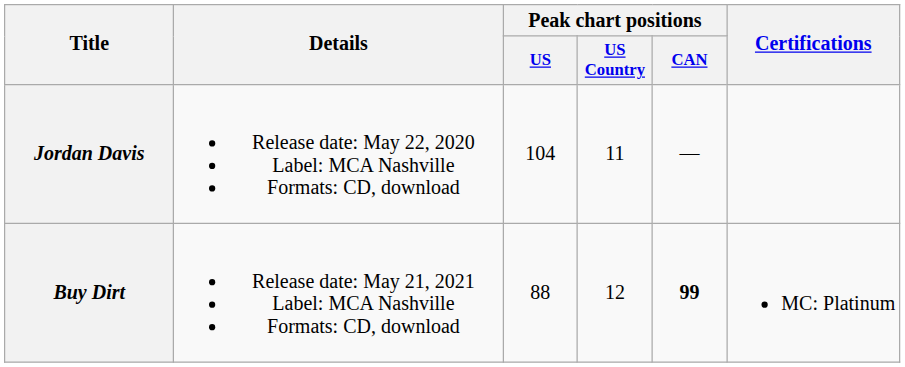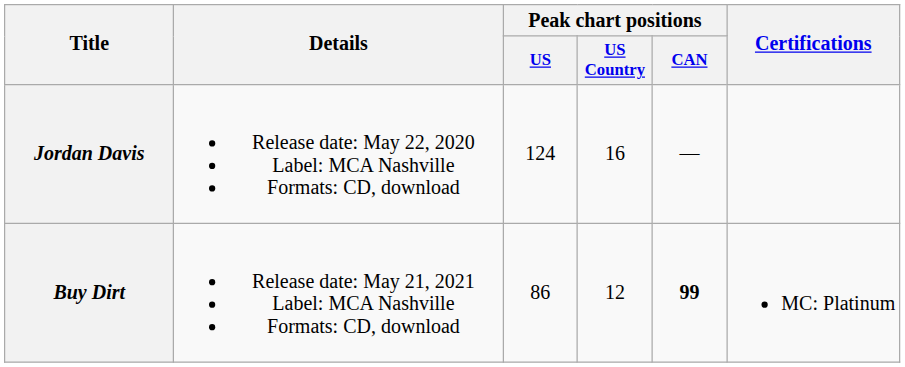(540, 153) 104 -> (540, 153) 124
(615, 153) 11 -> (615, 153) 16
(540, 292) 88 -> (540, 292) 86
